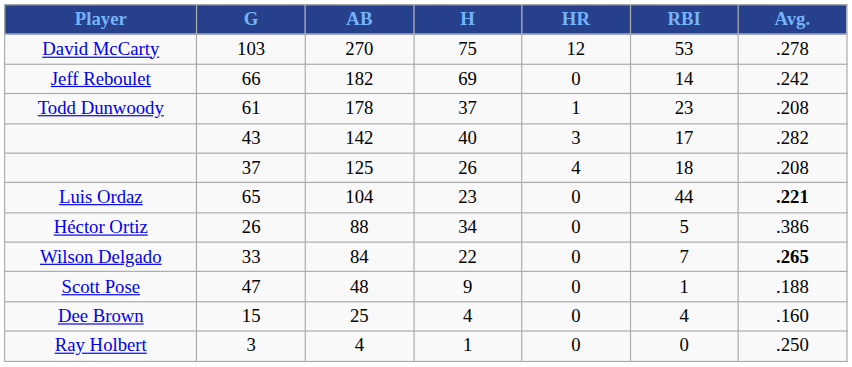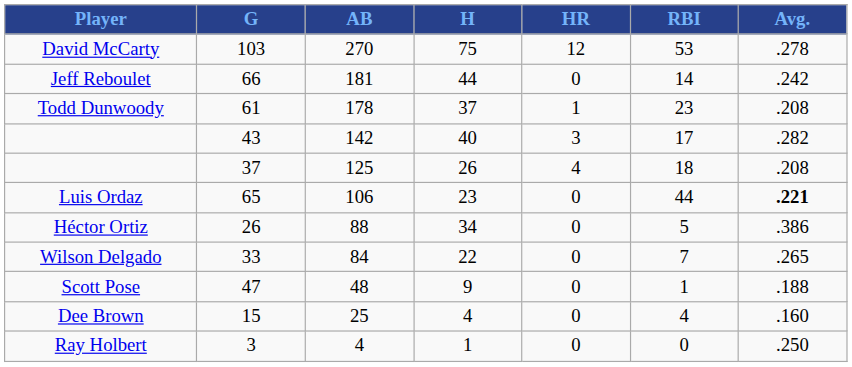(359, 78) 182 -> (359, 78) 181
(468, 78) 69 -> (468, 78) 44
(359, 197) 104 -> (359, 197) 106
(792, 256) bold -> (792, 256) normal
